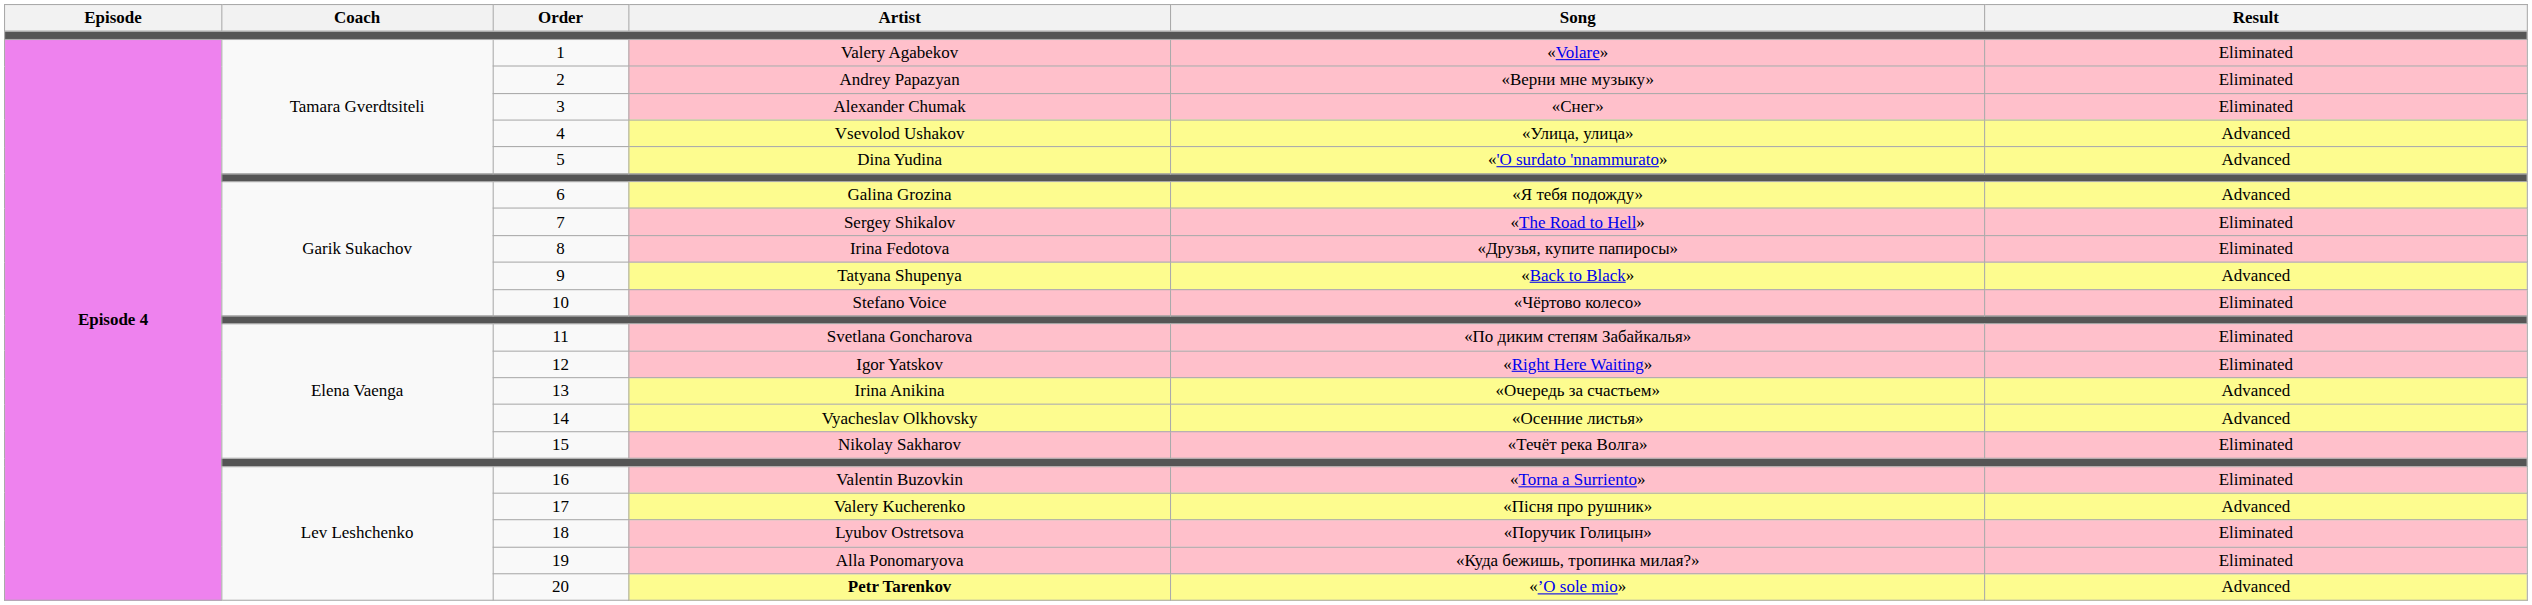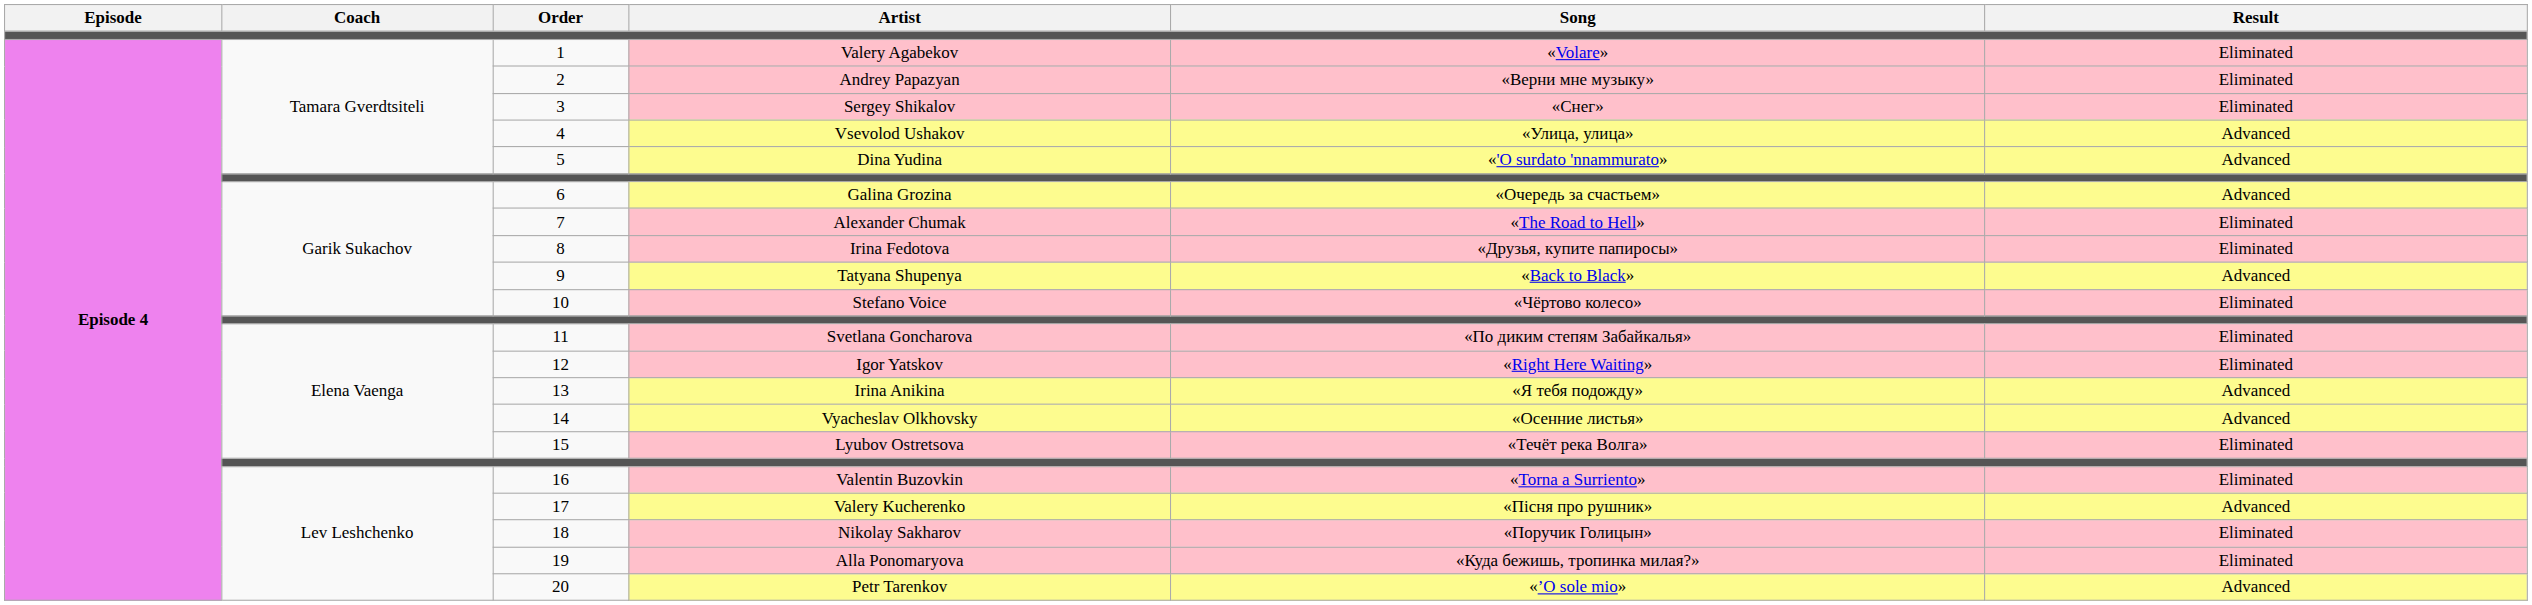(900, 106) Alexander Chumak -> (900, 106) Sergey Shikalov
(1578, 194) «Я тебя подожду» -> (1578, 194) «Очередь за счастьем»
(900, 221) Sergey Shikalov -> (900, 221) Alexander Chumak
(1578, 391) «Очередь за счастьем» -> (1578, 391) «Я тебя подожду»
(900, 444) Nikolay Sakharov -> (900, 444) Lyubov Ostretsova
(900, 533) Lyubov Ostretsova -> (900, 533) Nikolay Sakharov
(900, 587) bold -> (900, 587) normal
